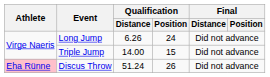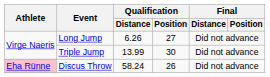(171, 39) 24 -> (171, 39) 27
(133, 52) 14.00 -> (133, 52) 13.99
(171, 52) 15 -> (171, 52) 30
(133, 66) 51.24 -> (133, 66) 58.24
